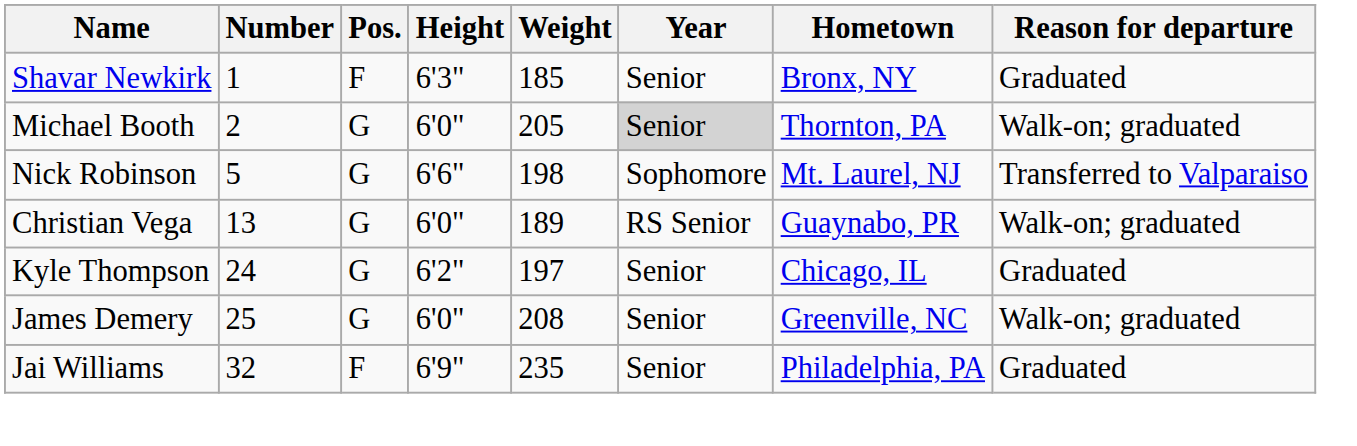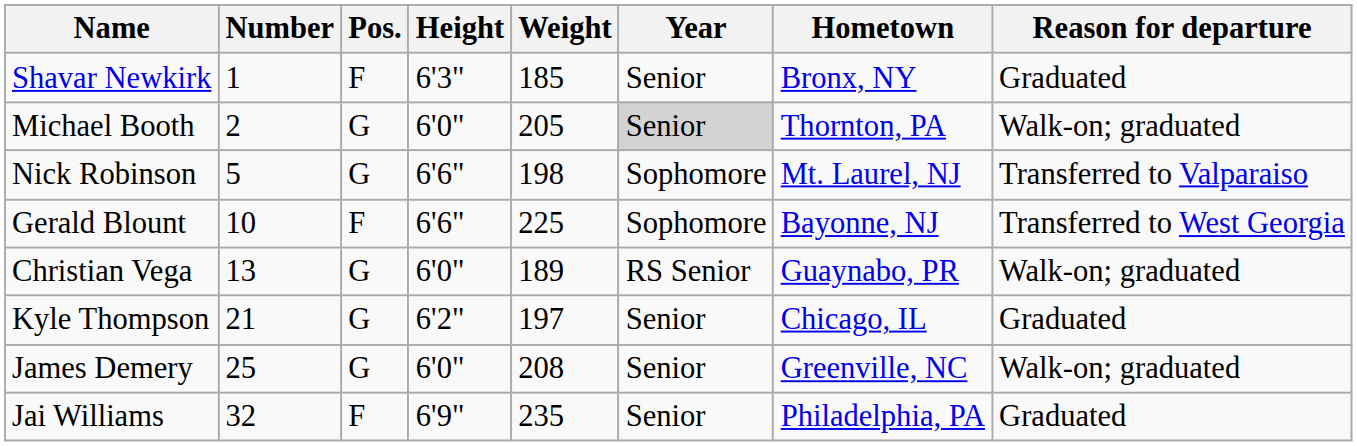+ row: (99, 222)
(241, 271) 24 -> (241, 319) 21
